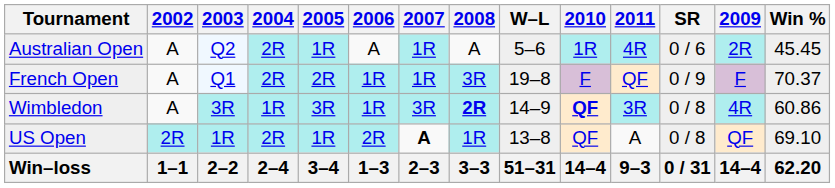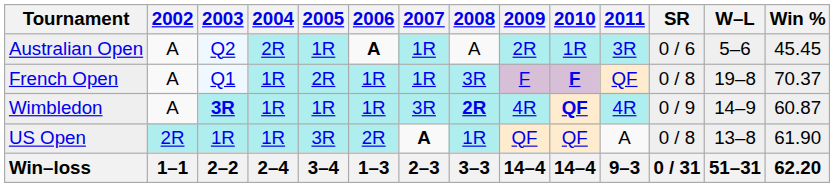columns swapped: (740, 19) <-> (530, 19)
(374, 49) normal -> (374, 49) bold
(635, 49) 4R -> (625, 49) 3R
(273, 78) 2R -> (273, 78) 1R
(585, 78) normal -> (575, 78) bold
(687, 78) 0 / 9 -> (677, 78) 0 / 8
(223, 108) normal -> (223, 108) bold
(323, 108) 3R -> (323, 108) 1R
(635, 108) 3R -> (625, 108) 4R
(687, 108) 0 / 8 -> (677, 108) 0 / 9
(798, 108) 60.86 -> (798, 108) 60.87
(273, 138) 2R -> (273, 138) 1R
(323, 138) 1R -> (323, 138) 3R
(798, 138) 69.10 -> (798, 138) 61.90
